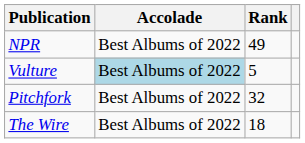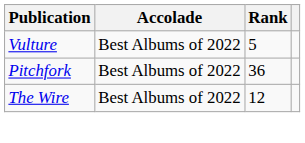- row: (24, 44)
(169, 71) lightblue background -> (169, 44) no background
(257, 97) 32 -> (257, 71) 36
(257, 124) 18 -> (257, 97) 12
